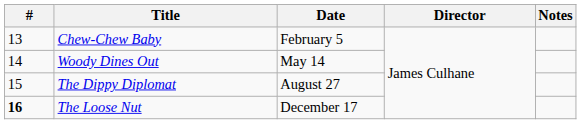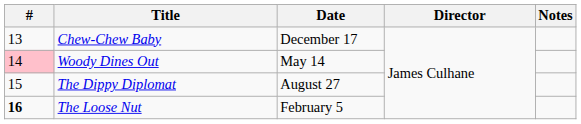(312, 38) February 5 -> (319, 38) December 17
(15, 61) no background -> (15, 61) pink background
(319, 107) December 17 -> (312, 107) February 5
